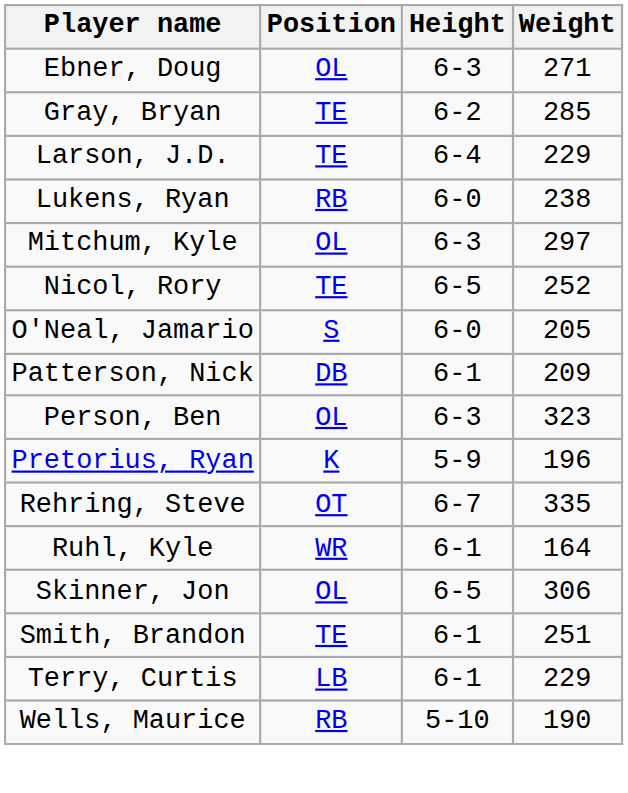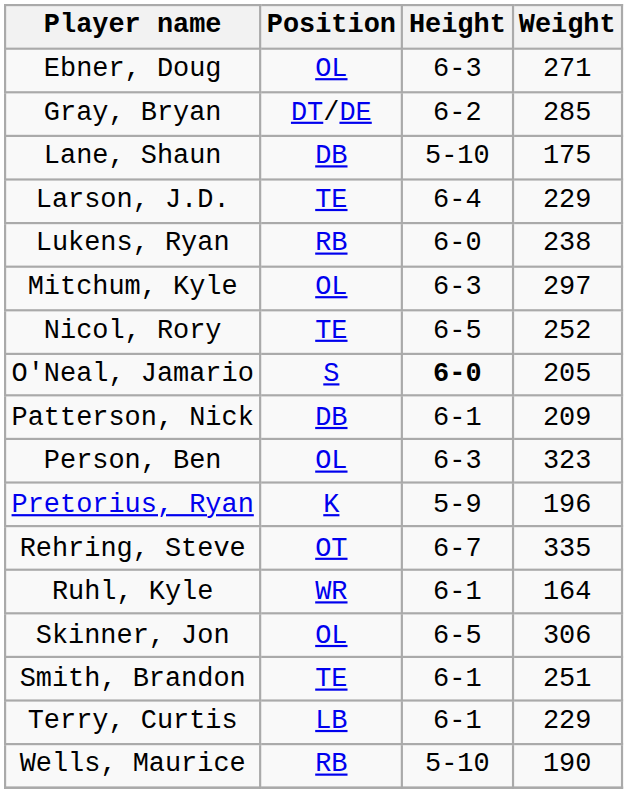(331, 114) TE -> (331, 114) DT/DE
+ row: (133, 158)
(457, 331) normal -> (457, 375) bold
